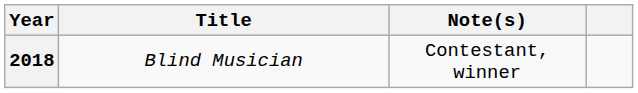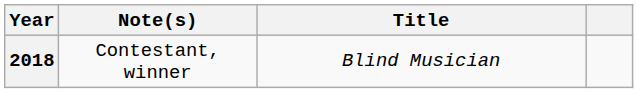columns swapped: (224, 20) <-> (487, 20)
